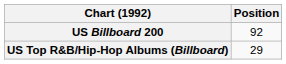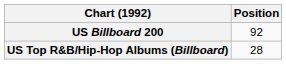(256, 50) 29 -> (256, 50) 28
